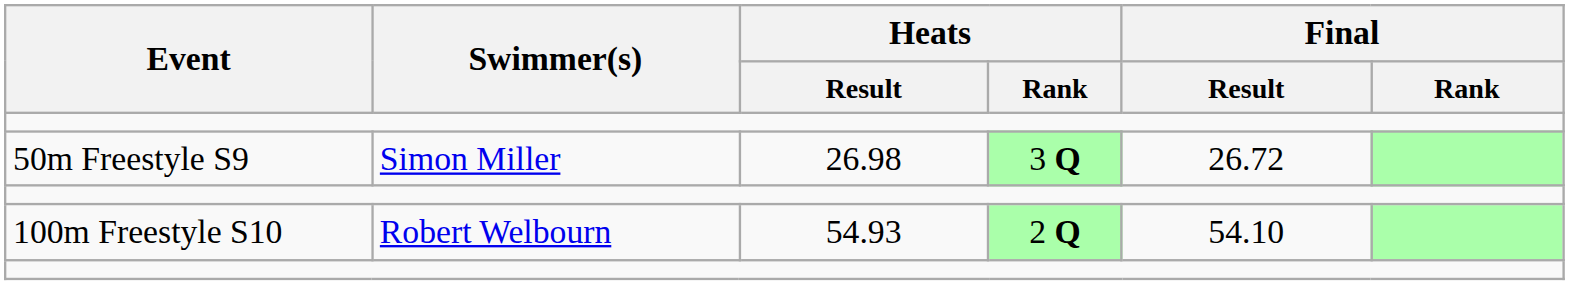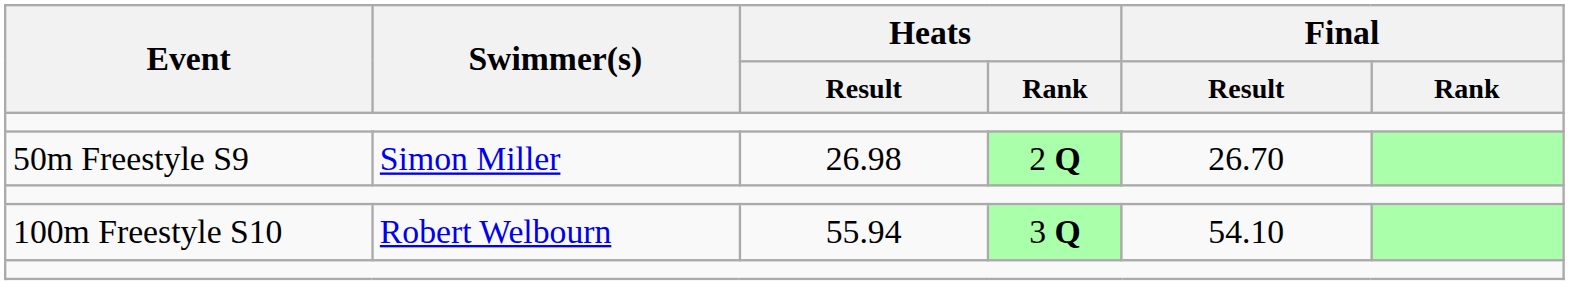(1055, 158) 3 Q -> (1055, 158) 2 Q
(1246, 158) 26.72 -> (1246, 158) 26.70
(864, 231) 54.93 -> (864, 231) 55.94
(1055, 231) 2 Q -> (1055, 231) 3 Q
